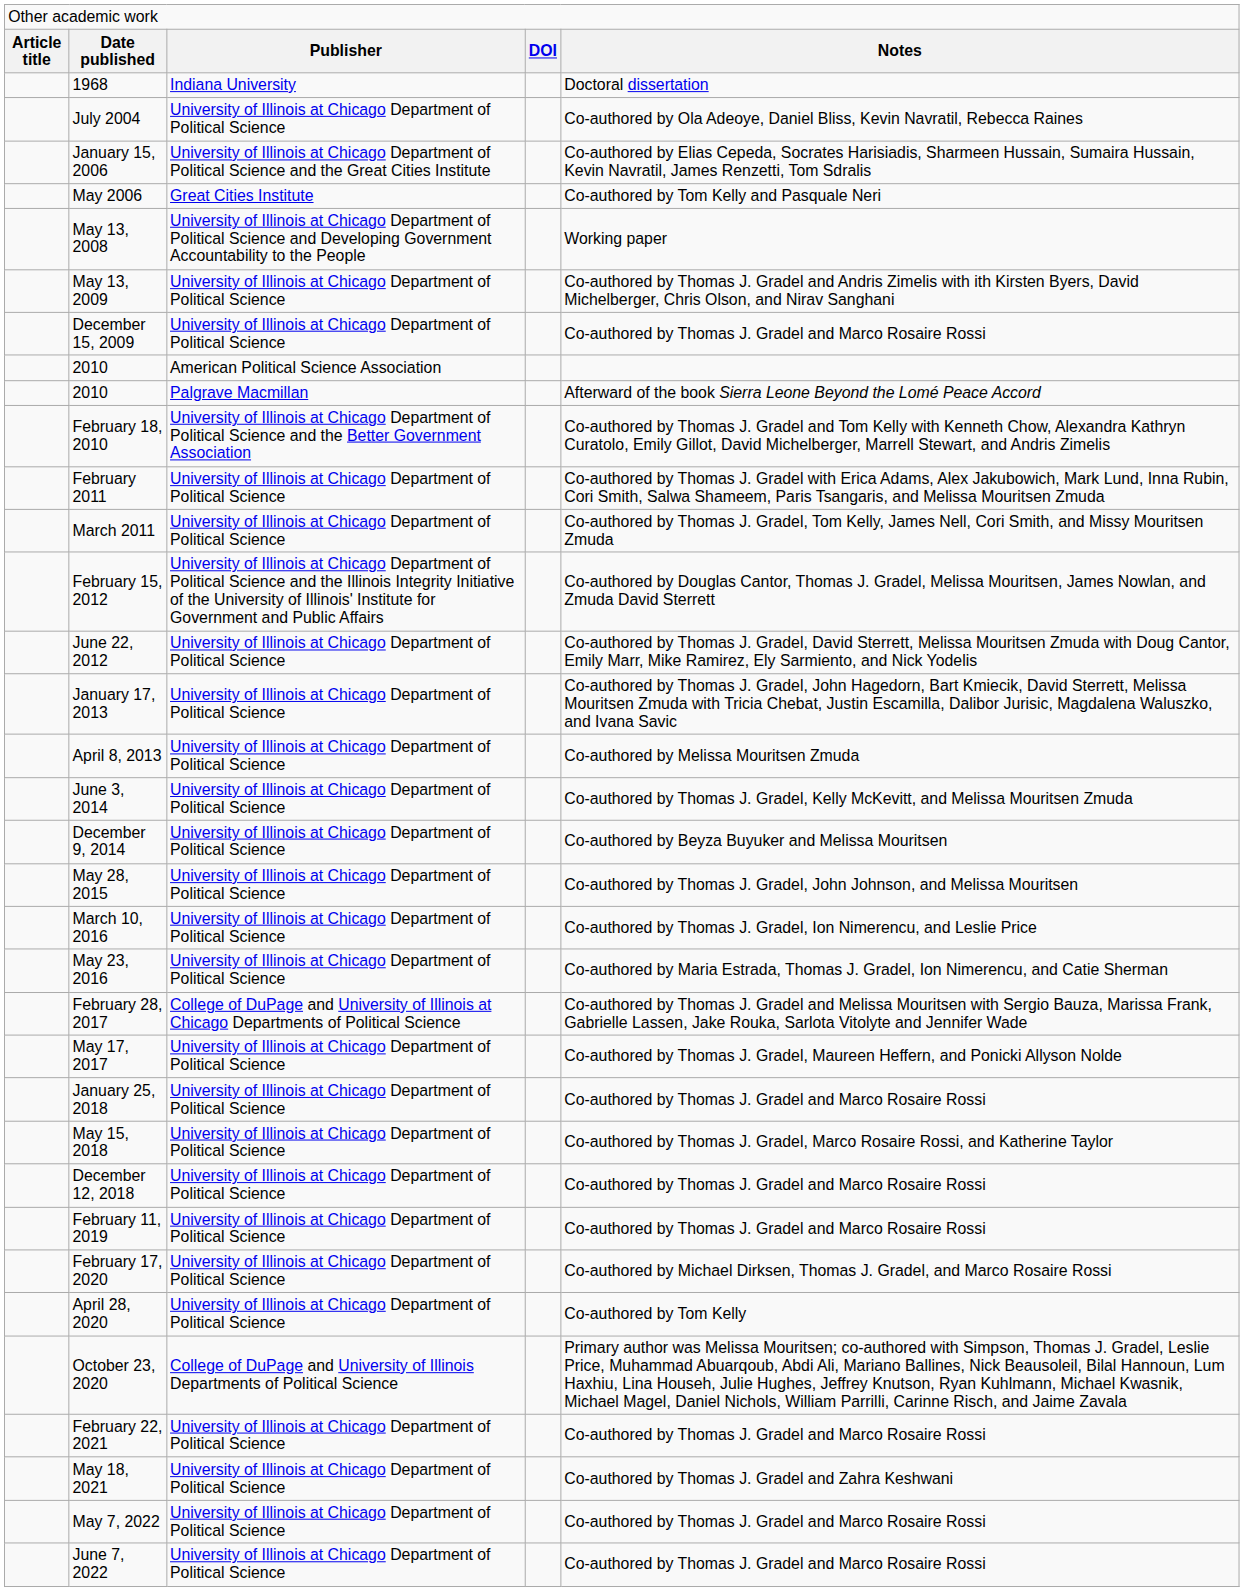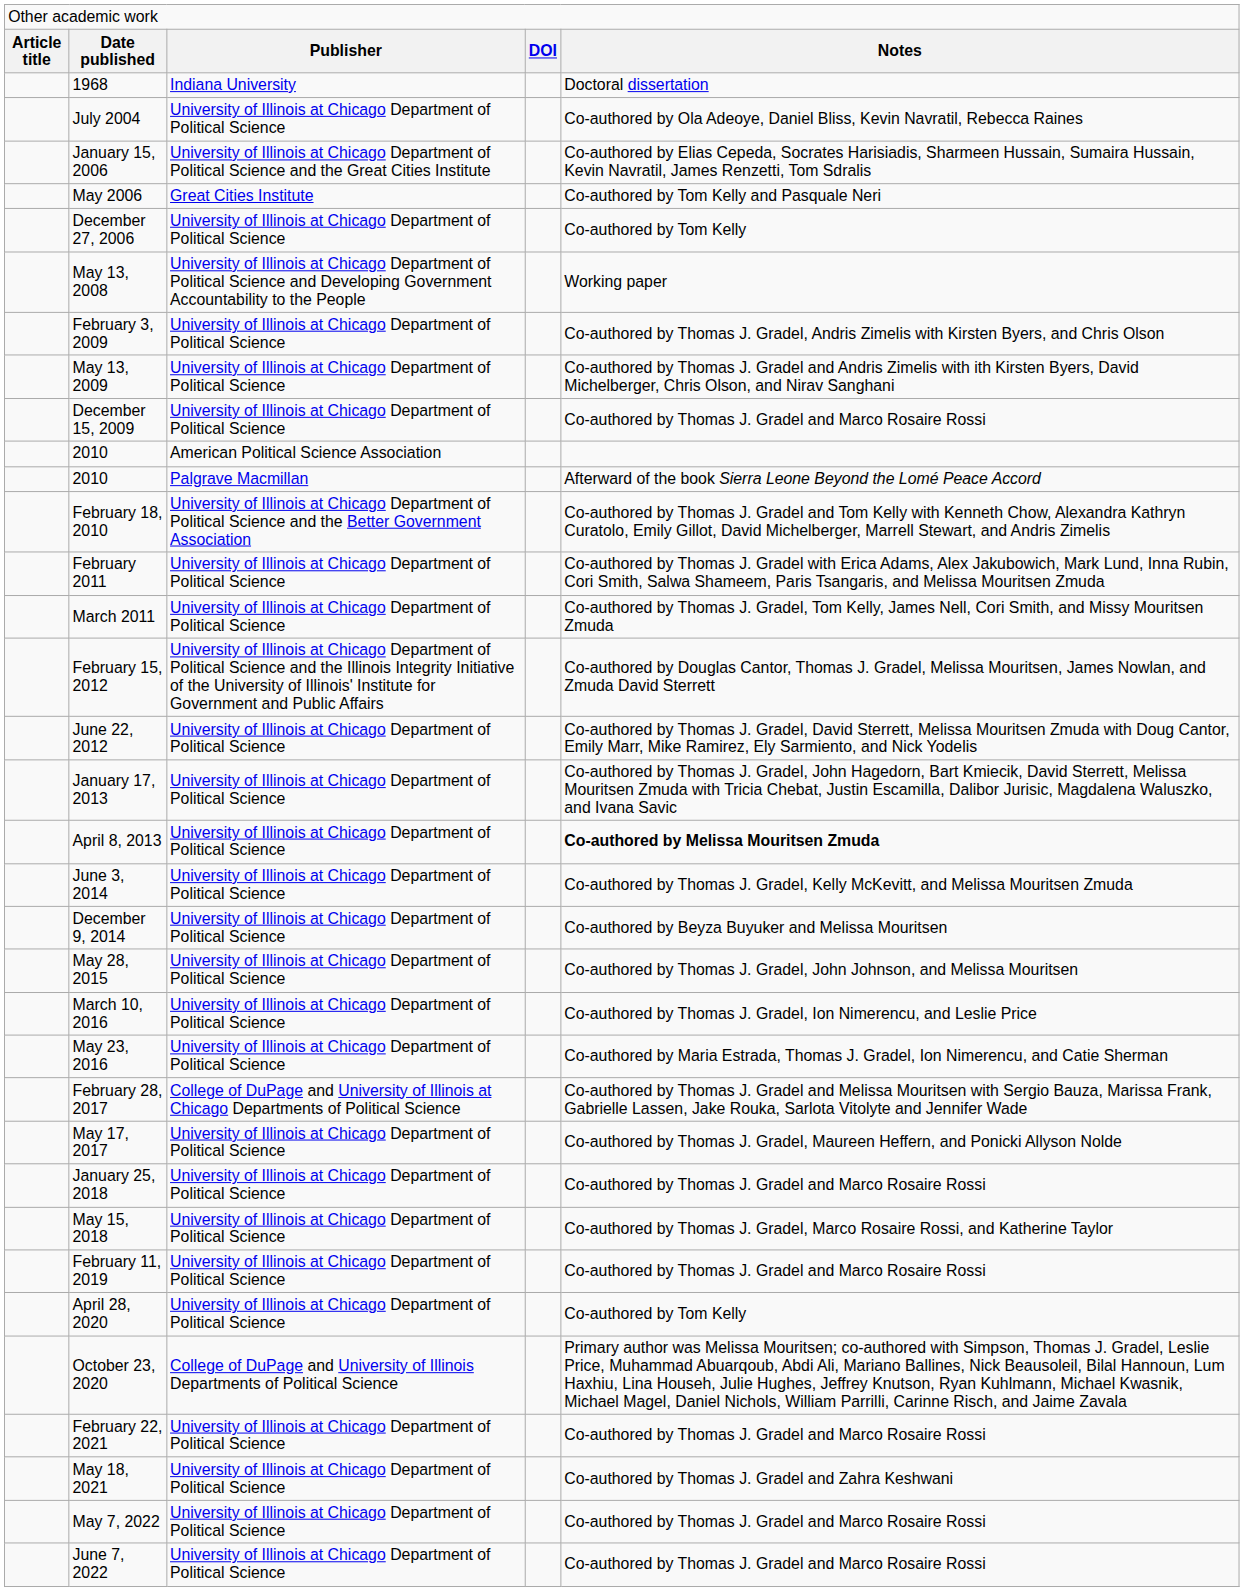+ row: (109, 230)
+ row: (113, 333)
(712, 755) normal -> (722, 841) bold
- row: (109, 1185)
- row: (117, 1271)
